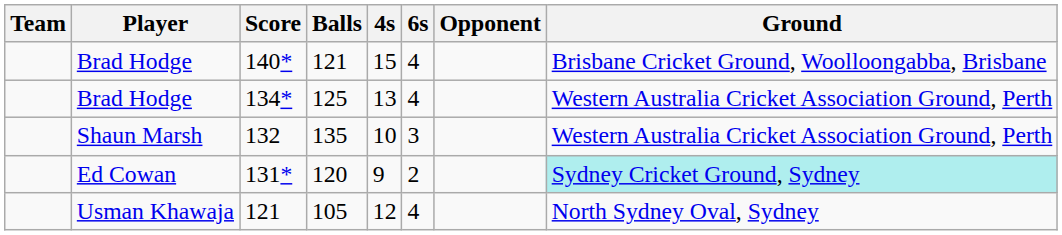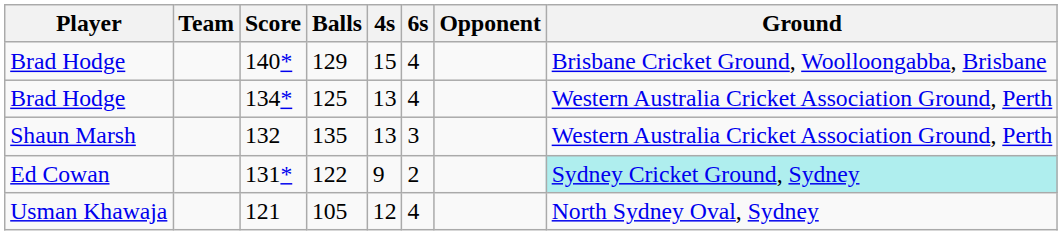columns swapped: (155, 23) <-> (38, 23)
(330, 60) 121 -> (330, 60) 129
(385, 135) 10 -> (385, 135) 13
(330, 173) 120 -> (330, 173) 122
